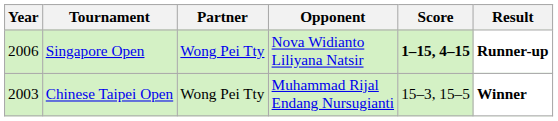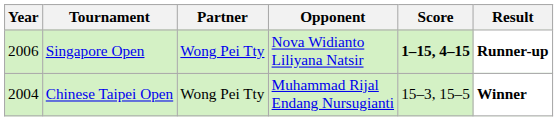(23, 94) 2003 -> (23, 94) 2004
